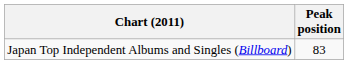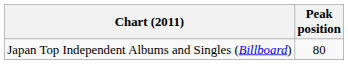(319, 49) 83 -> (319, 49) 80
